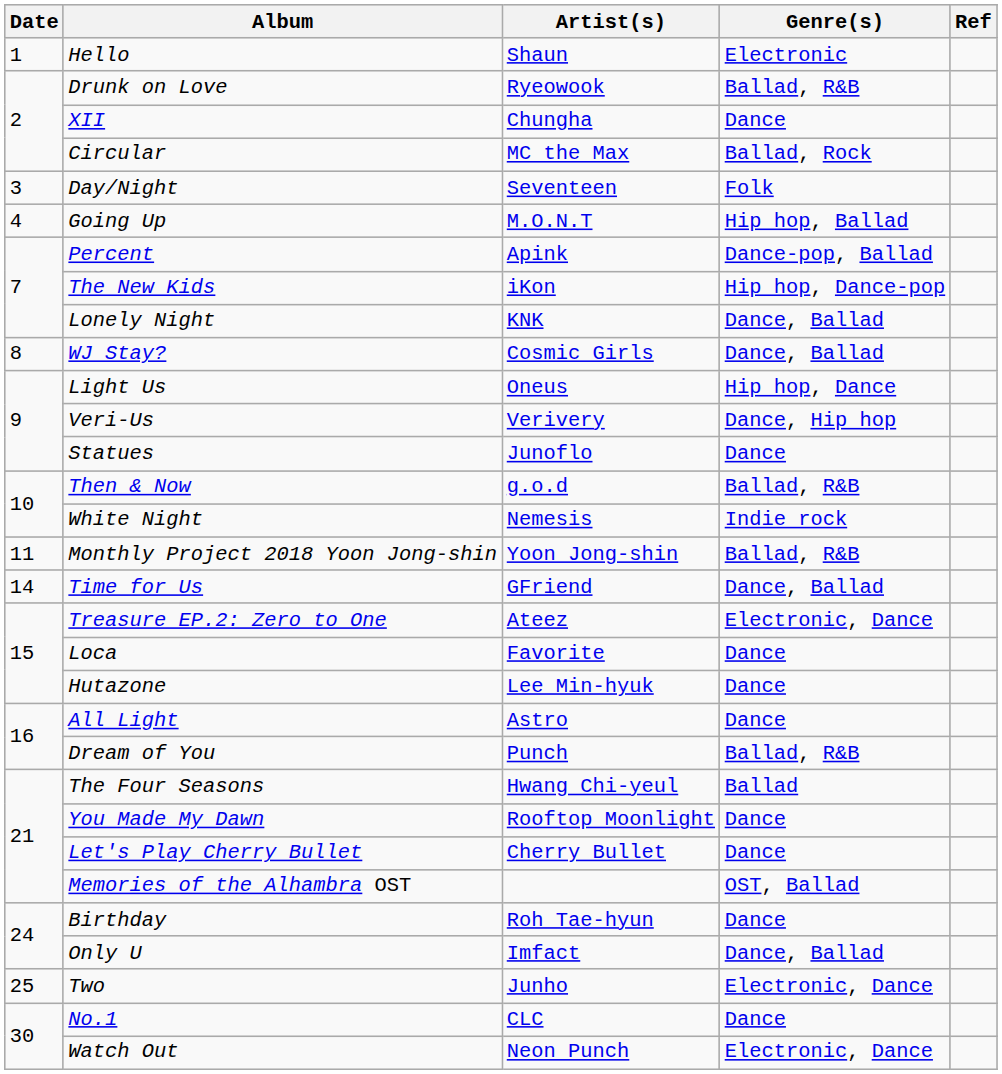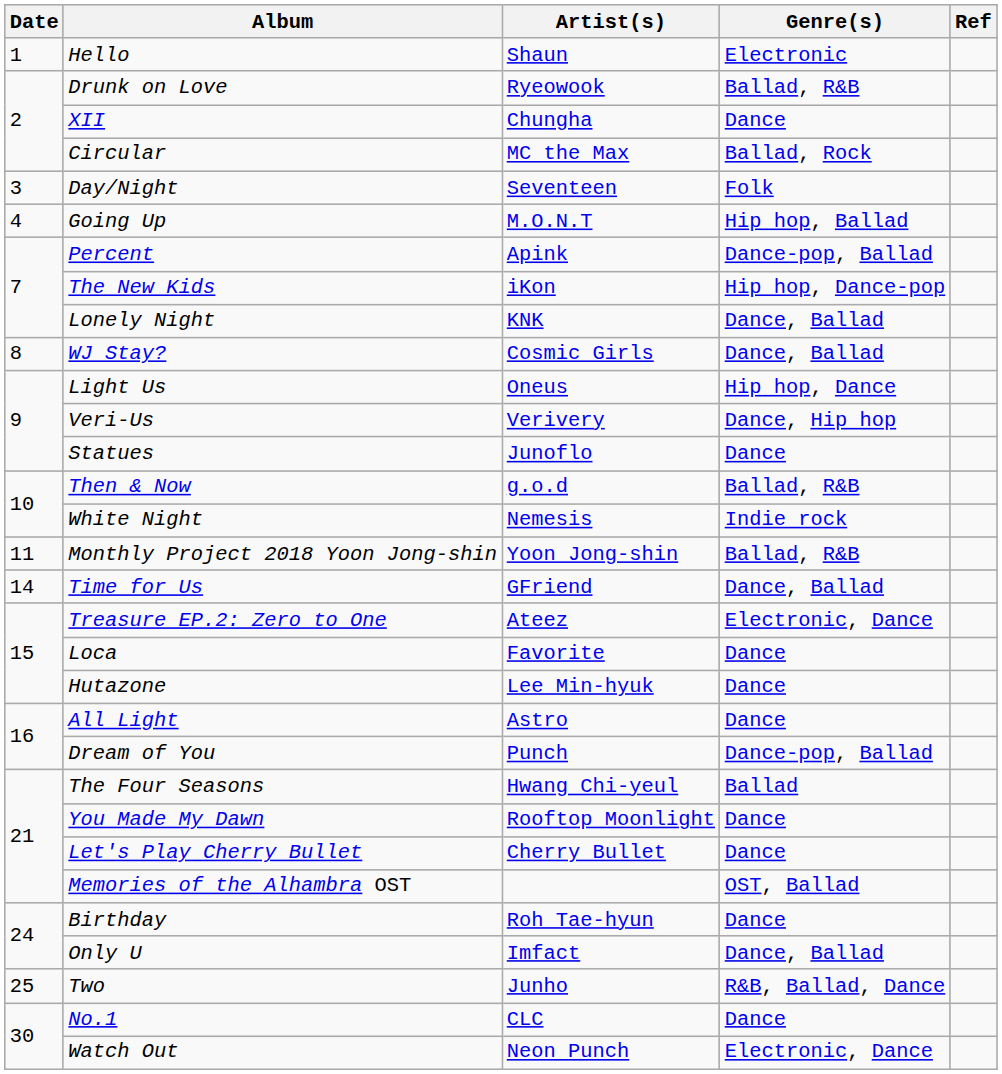(792, 753) Ballad, R&B -> (829, 753) Dance-pop, Ballad
(829, 986) Electronic, Dance -> (835, 986) R&B, Ballad, Dance
